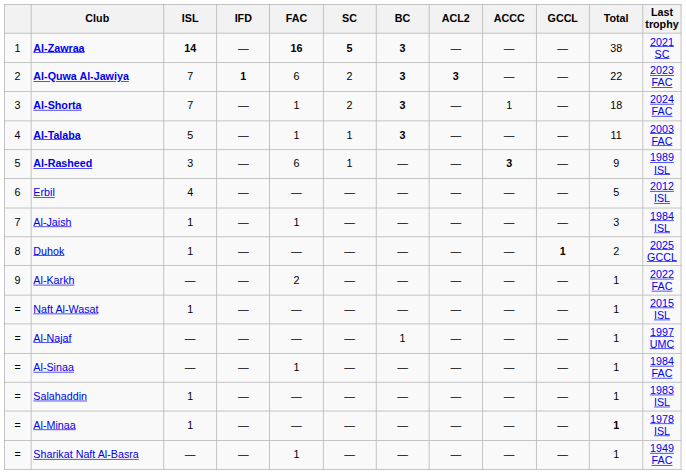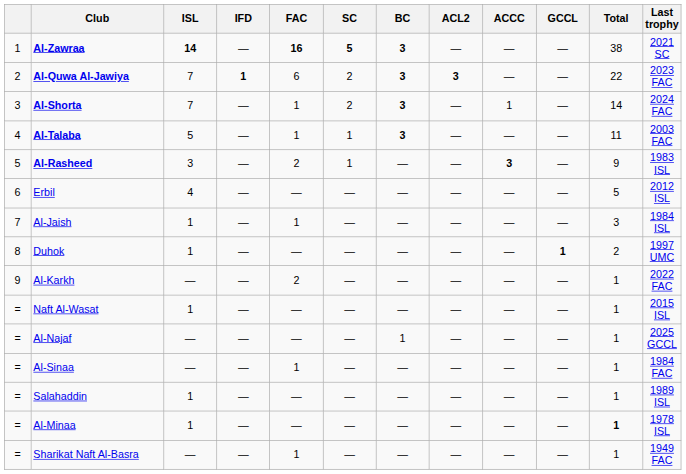(616, 106) 18 -> (616, 106) 14
(296, 164) 6 -> (296, 164) 2
(662, 164) 1989 ISL -> (662, 164) 1983 ISL
(662, 251) 2025 GCCL -> (662, 251) 1997 UMC
(662, 338) 1997 UMC -> (662, 338) 2025 GCCL
(662, 396) 1983 ISL -> (662, 396) 1989 ISL
